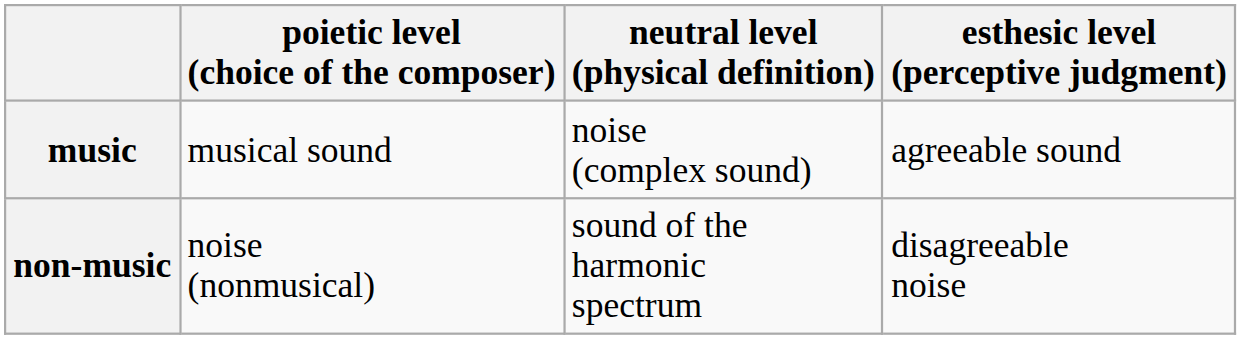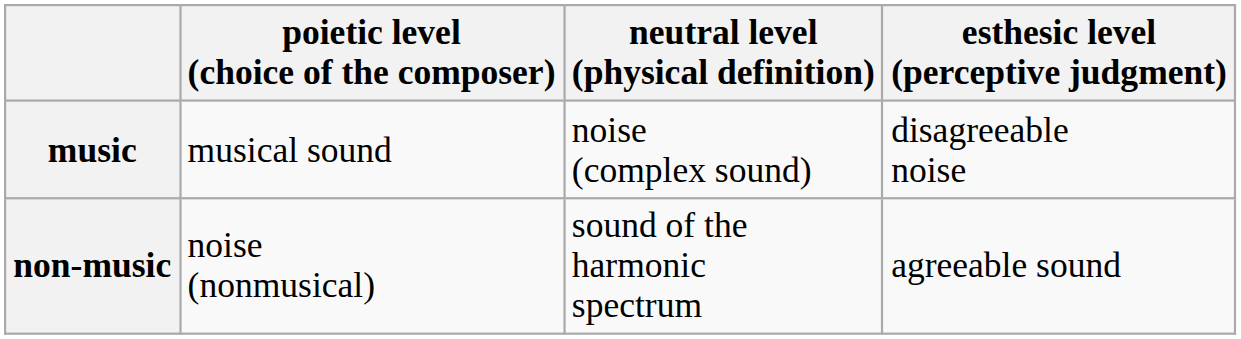(1006, 148) agreeable sound -> (980, 148) disagreeable noise
(980, 265) disagreeable noise -> (1006, 265) agreeable sound
